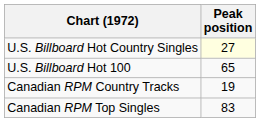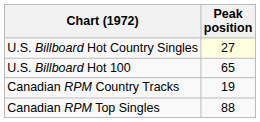(228, 107) 83 -> (228, 107) 88
